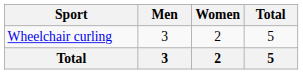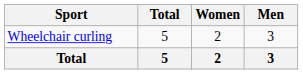columns swapped: (165, 15) <-> (271, 15)
